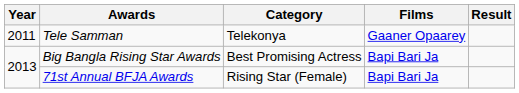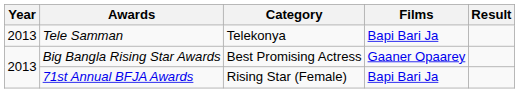(22, 35) 2011 -> (22, 35) 2013
(416, 35) Gaaner Opaarey -> (403, 35) Bapi Bari Ja
(403, 56) Bapi Bari Ja -> (416, 56) Gaaner Opaarey
